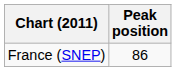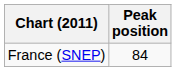(140, 54) 86 -> (140, 54) 84
